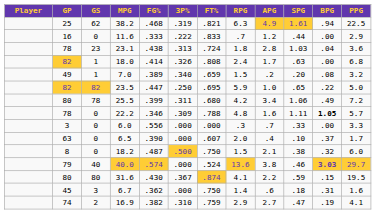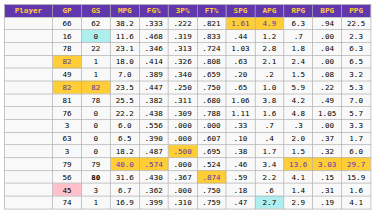columns swapped: (240, 10) <-> (298, 10)
(67, 23) 25 -> (67, 23) 66
(154, 23) .468 -> (154, 23) .333
(183, 23) .319 -> (183, 23) .222
(96, 36) no background -> (96, 36) paleturquoise background
(154, 36) .333 -> (154, 36) .468
(183, 36) .222 -> (183, 36) .319
(356, 36) 2.9 -> (356, 36) 2.3
(96, 49) 23 -> (96, 49) 22
(154, 49) .438 -> (154, 49) .346
(356, 49) 3.6 -> (356, 49) 6.3
(269, 62) 1.7 -> (269, 62) 2.1
(356, 62) 6.8 -> (356, 62) 6.5
(212, 87) .695 -> (212, 87) .750
(356, 87) 5.0 -> (356, 87) 5.3
(67, 100) 80 -> (67, 100) 81
(154, 100) .399 -> (154, 100) .382
(269, 100) 3.4 -> (269, 100) 3.8
(356, 100) 7.2 -> (356, 100) 7.0
(67, 113) 78 -> (67, 113) 76
(154, 113) .346 -> (154, 113) .438
(327, 113) bold -> (327, 113) normal
(67, 151) 8 -> (67, 151) 3
(212, 151) .750 -> (212, 151) .695
(269, 151) 2.1 -> (269, 151) 1.7
(96, 164) 40 -> (96, 164) 79
(269, 164) 3.8 -> (269, 164) 3.4
(327, 164) bold -> (327, 164) normal
(67, 176) 80 -> (67, 176) 56
(96, 176) normal -> (96, 176) bold
(356, 176) 19.5 -> (356, 176) 15.9
(67, 189) no background -> (67, 189) pink background
(96, 202) 2 -> (96, 202) 1
(154, 202) .382 -> (154, 202) .399
(269, 202) no background -> (269, 202) paleturquoise background
